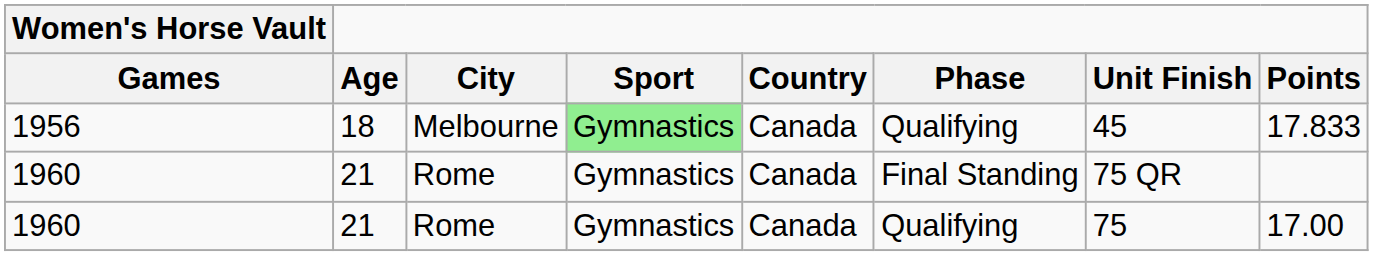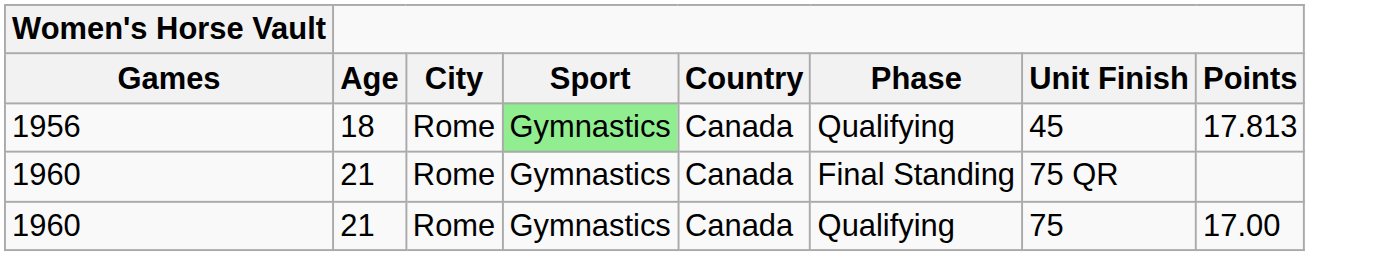(486, 126) Melbourne -> (454, 126) Rome
(1314, 126) 17.833 -> (1250, 126) 17.813
